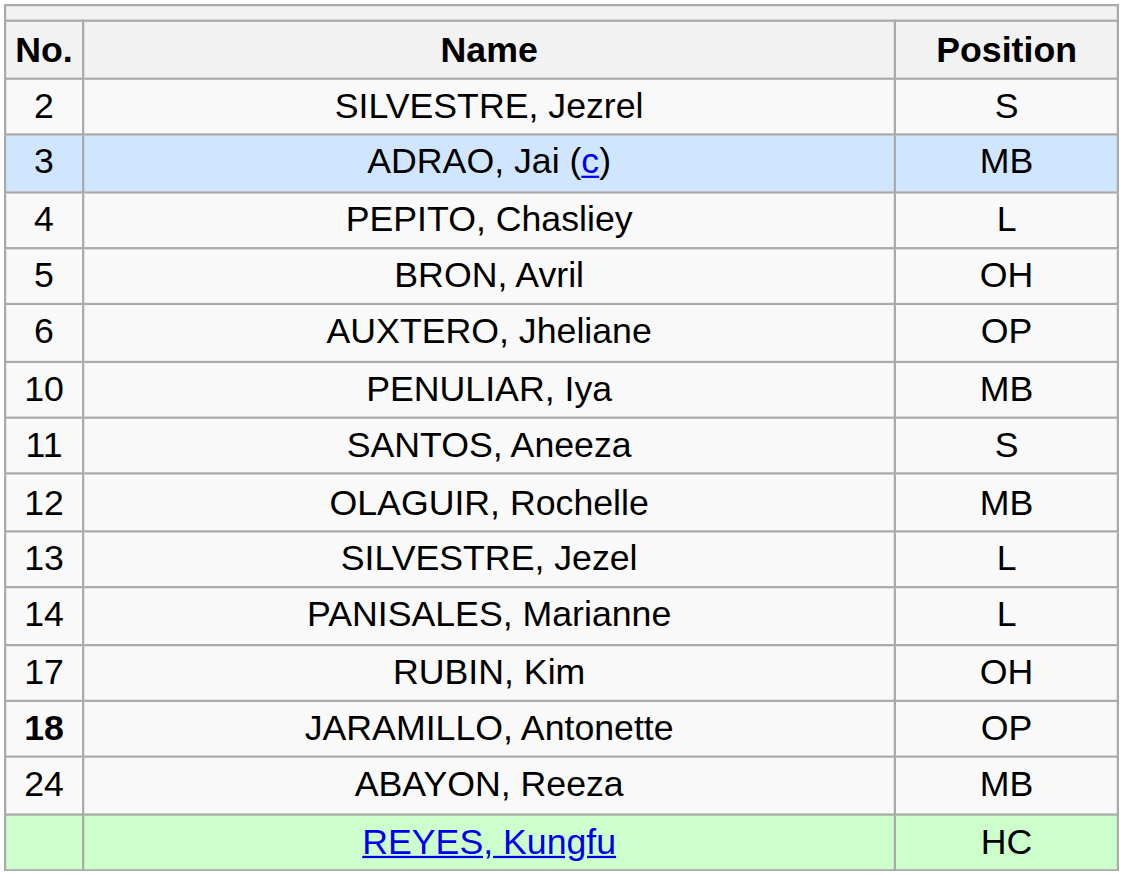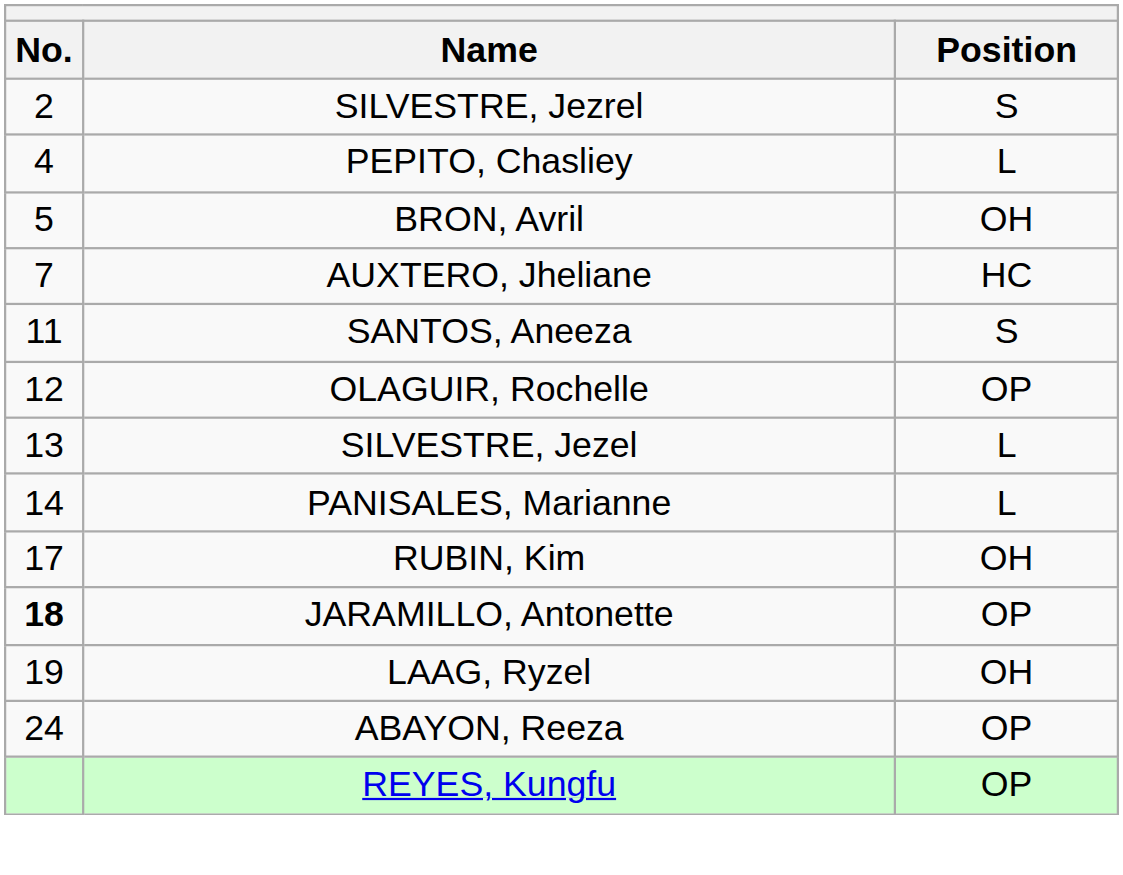- row: (489, 162)
(44, 332) 6 -> (44, 275) 7
(1007, 332) OP -> (1007, 275) HC
- row: (489, 388)
(1007, 501) MB -> (1007, 388) OP
+ row: (489, 671)
(1007, 784) MB -> (1007, 728) OP
(1007, 841) HC -> (1007, 784) OP
